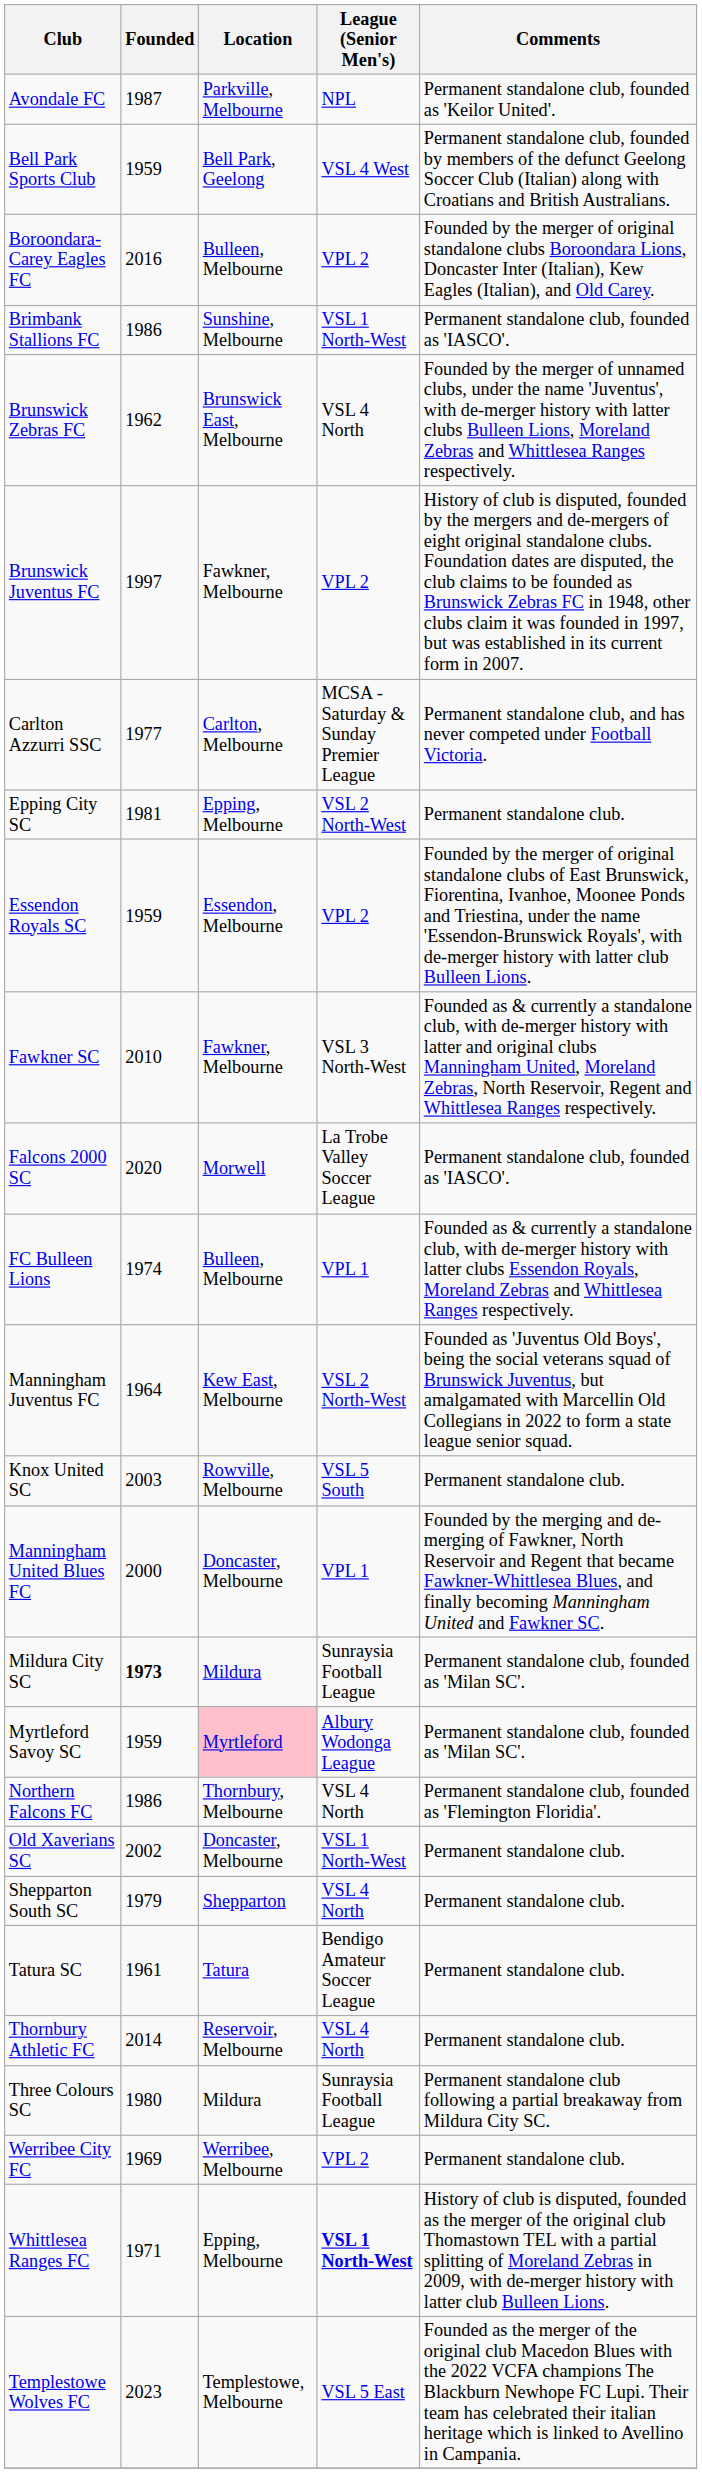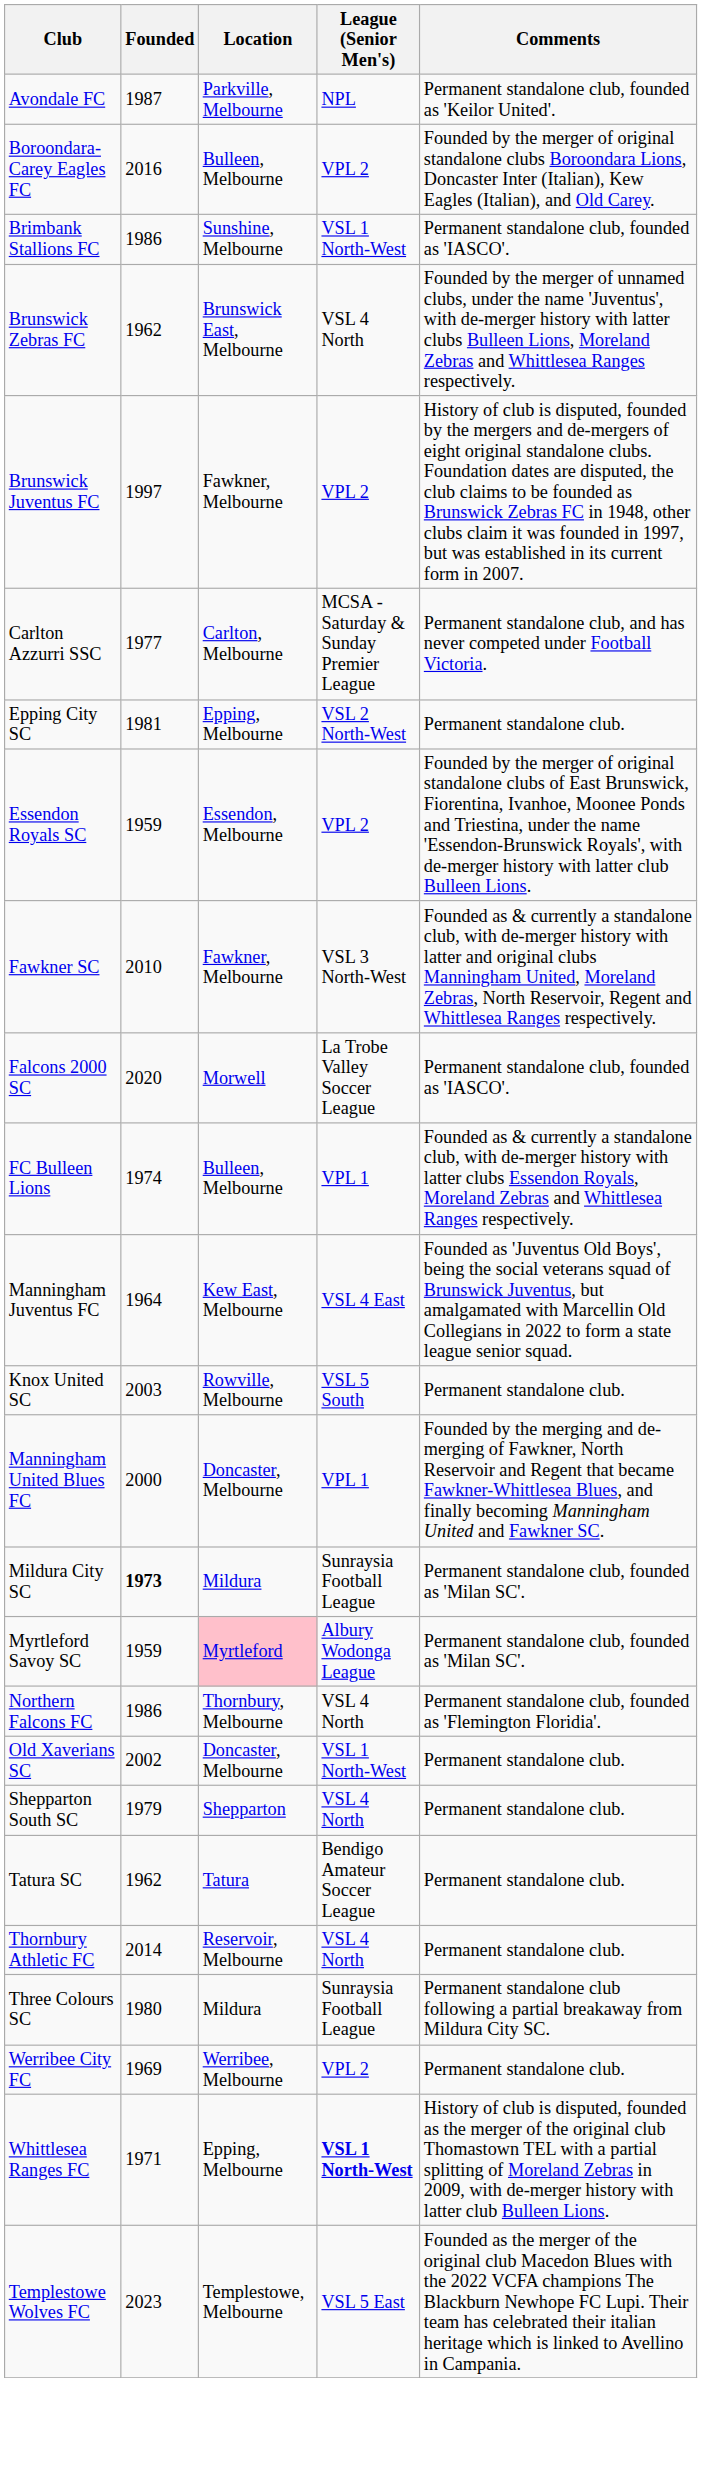- row: (52, 169)
(364, 1390) VSL 2 North-West -> (363, 1299) VSL 4 East
(144, 1970) 1961 -> (144, 1880) 1962
